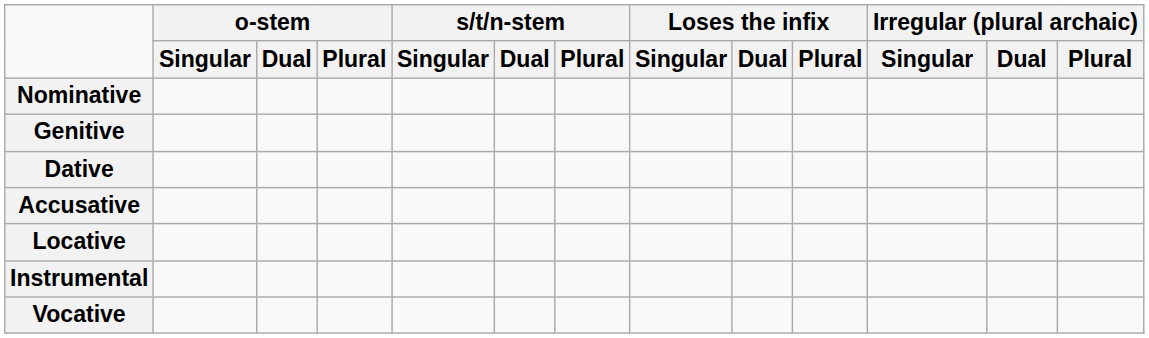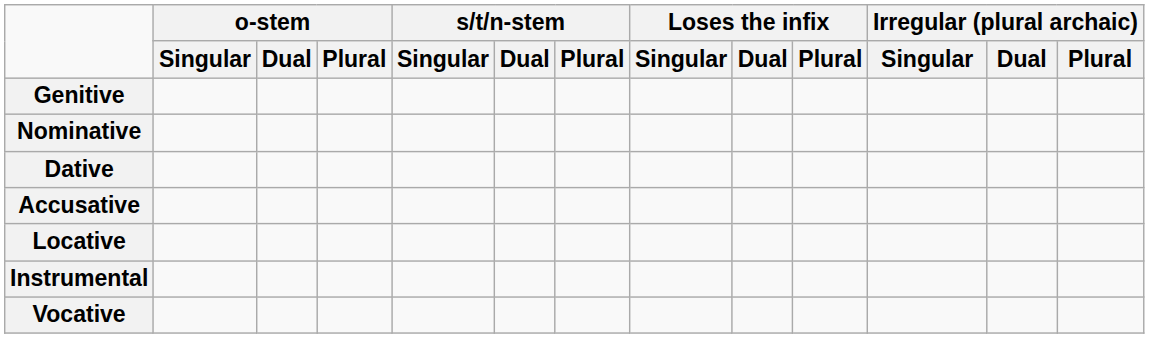rows swapped: (79, 95) <-> (79, 132)
